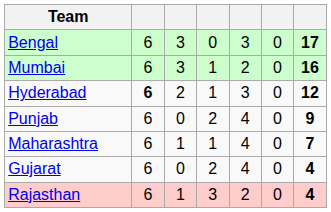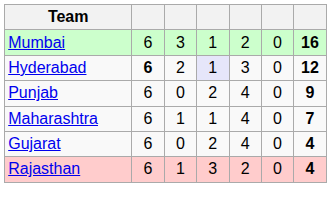- row: (33, 42)
(213, 93) no background -> (213, 67) lavender background
